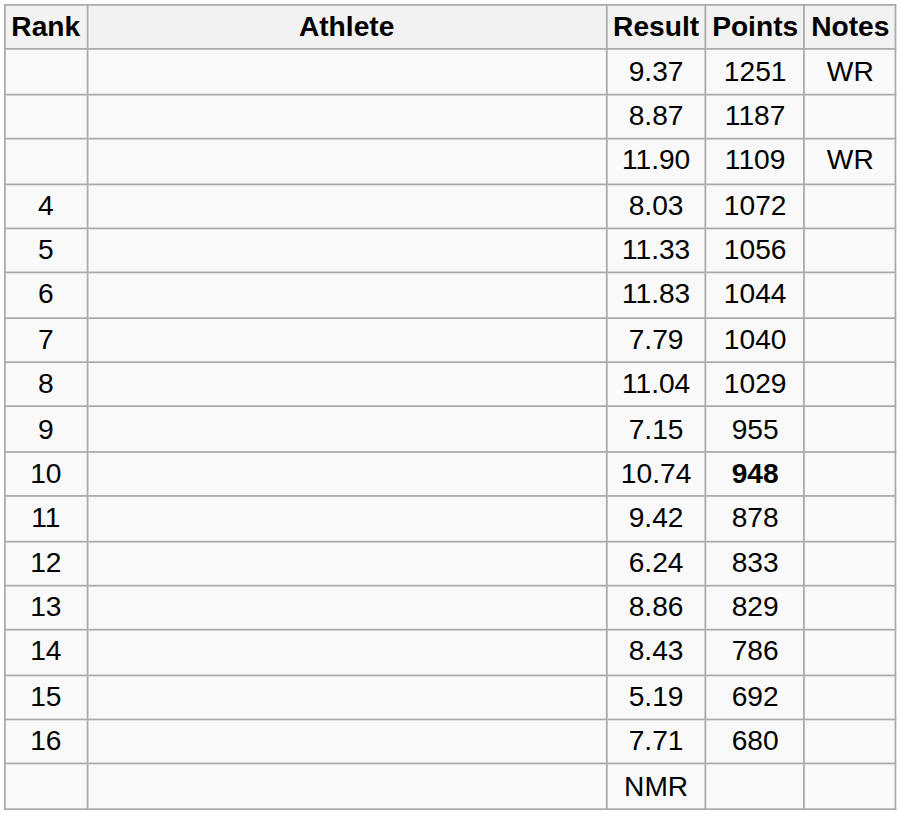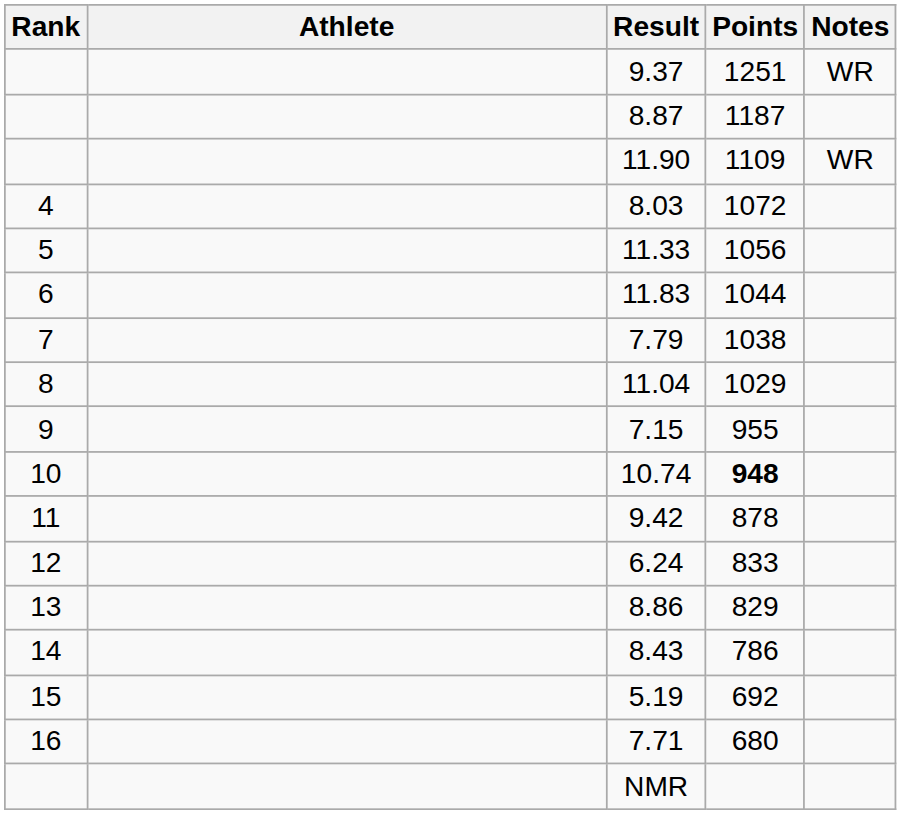(755, 339) 1040 -> (755, 339) 1038
